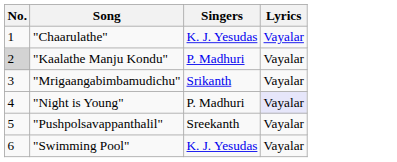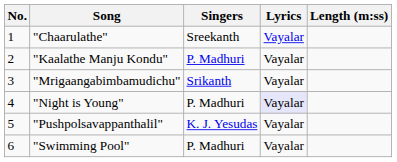+ column: (349, 15)
(222, 37) K. J. Yesudas -> (213, 37) Sreekanth
(11, 59) lightgrey background -> (11, 59) no background
(213, 124) Sreekanth -> (222, 124) K. J. Yesudas
(222, 146) K. J. Yesudas -> (216, 146) P. Madhuri
